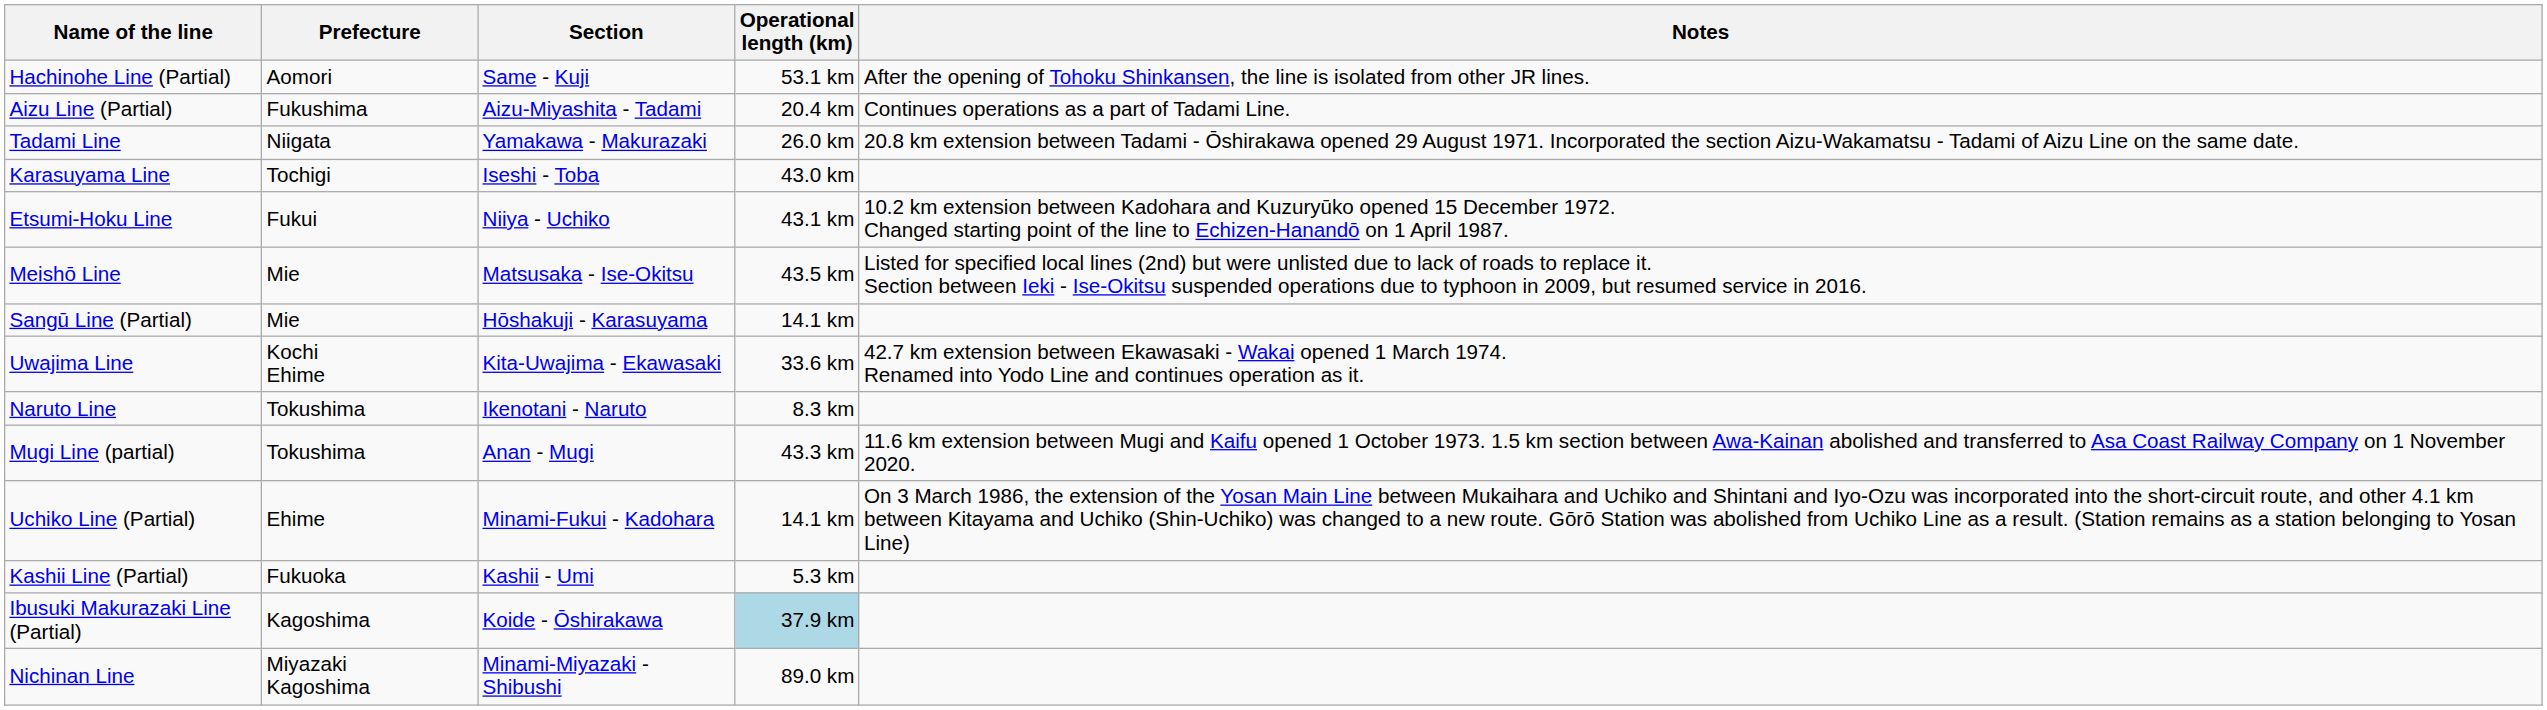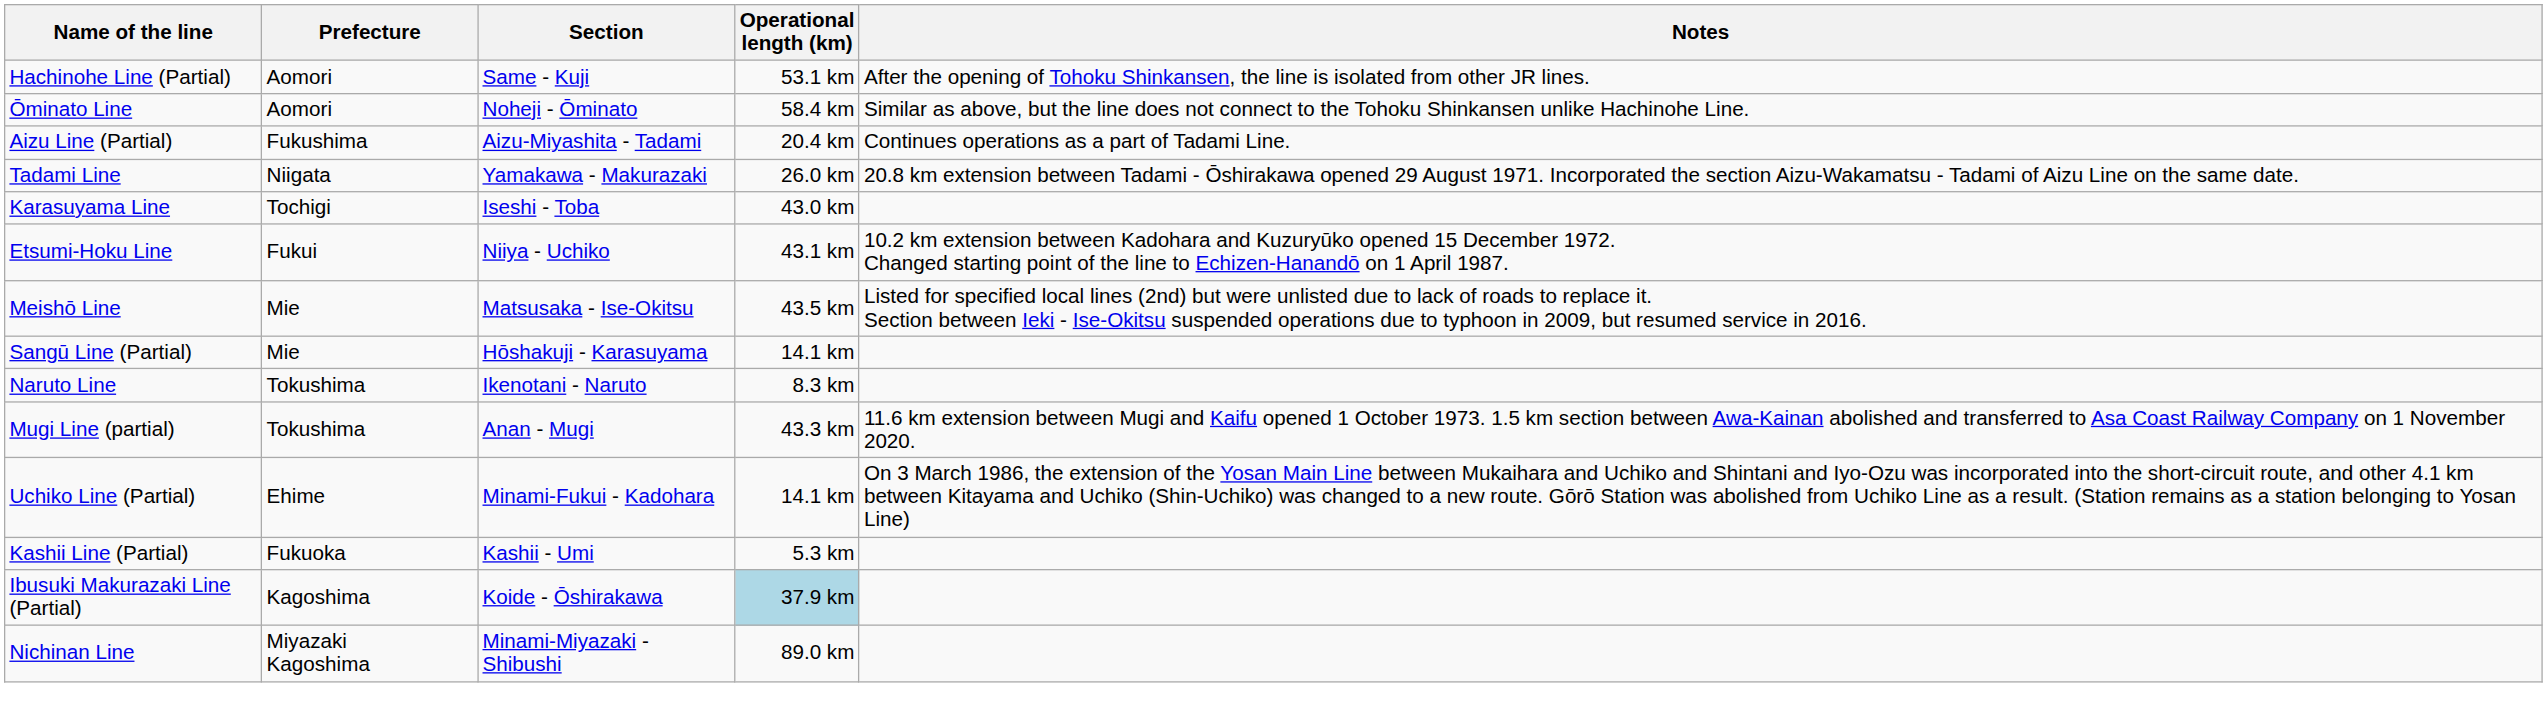+ row: (71, 109)
- row: (71, 364)
